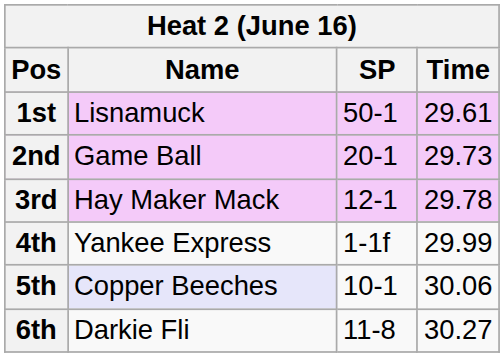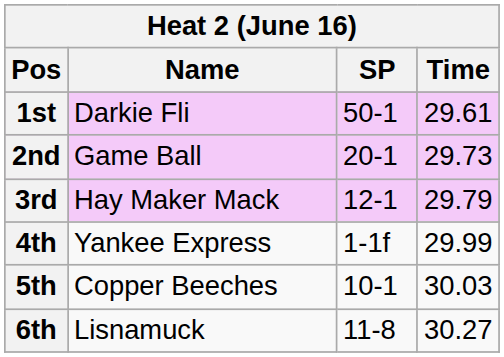(139, 112) Lisnamuck -> (132, 112) Darkie Fli
(458, 199) 29.78 -> (458, 199) 29.79
(176, 286) lavender background -> (176, 286) no background
(458, 286) 30.06 -> (458, 286) 30.03
(132, 329) Darkie Fli -> (139, 329) Lisnamuck
